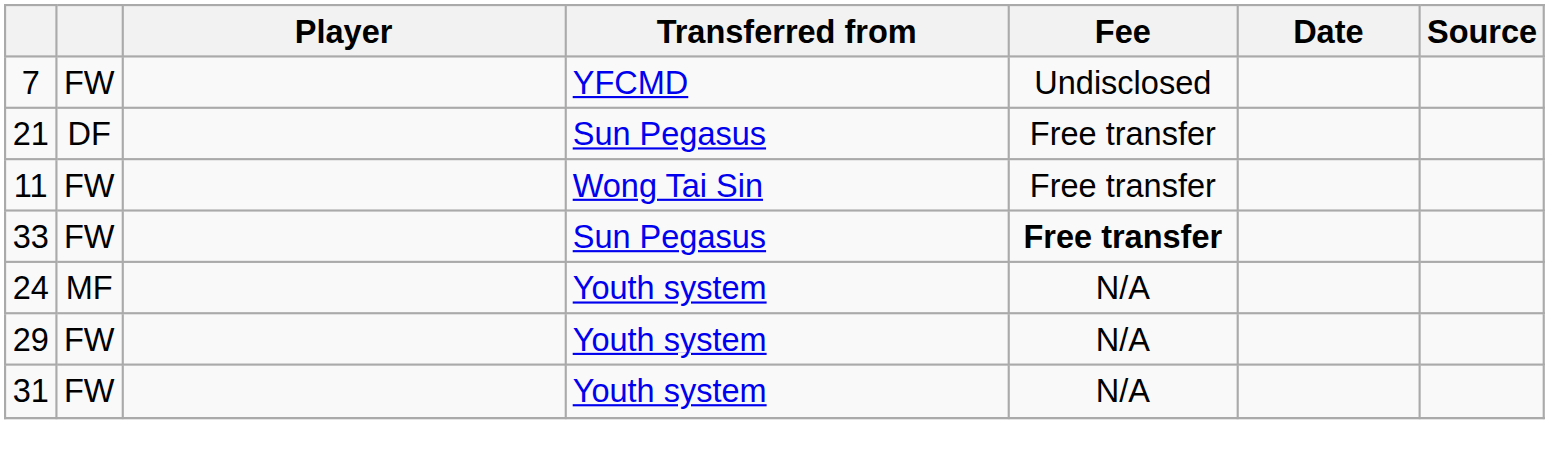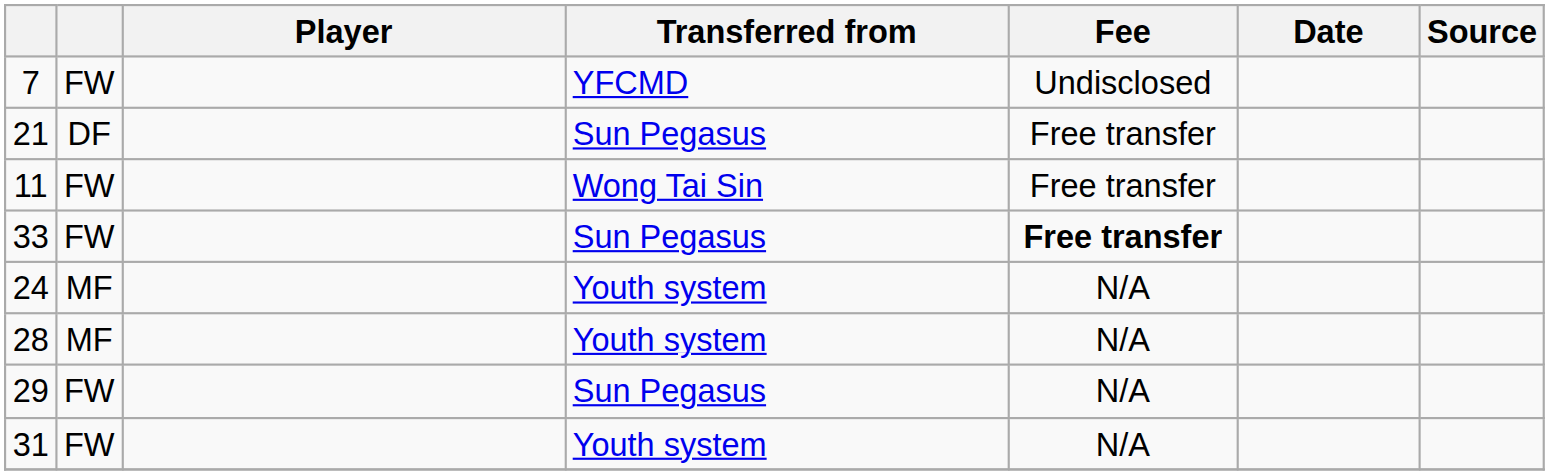+ row: (31, 340)
(670, 340) Youth system -> (669, 391) Sun Pegasus
